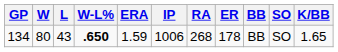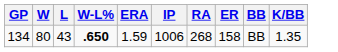- column: (282, 15)
(229, 36) 178 -> (229, 36) 158
(314, 36) 1.65 -> (288, 36) 1.35
